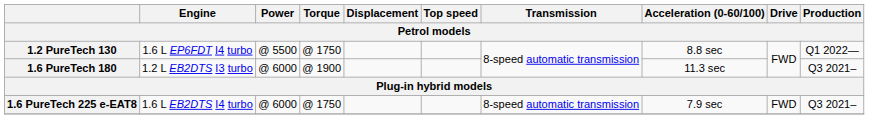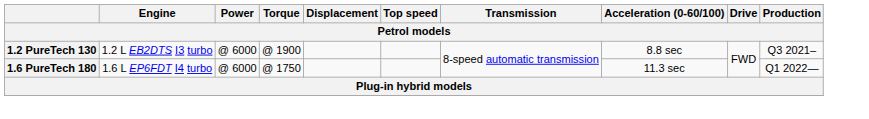(197, 50) 1.6 L EP6FDT I4 turbo -> (157, 50) 1.2 L EB2DTS I3 turbo
(278, 50) @ 5500 -> (237, 50) @ 6000
(322, 50) @ 1750 -> (281, 50) @ 1900
(832, 50) Q1 2022— -> (792, 50) Q3 2021–
(197, 68) 1.2 L EB2DTS I3 turbo -> (157, 68) 1.6 L EP6FDT I4 turbo
(322, 68) @ 1900 -> (281, 68) @ 1750
(832, 68) Q3 2021– -> (792, 68) Q1 2022—
- row: (72, 105)
